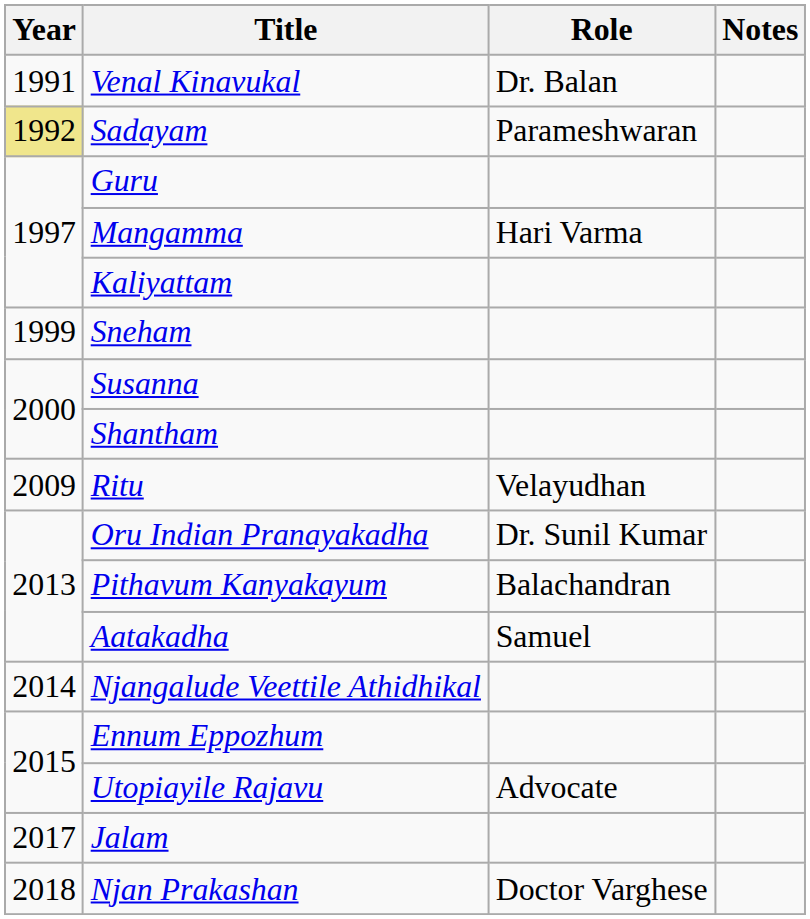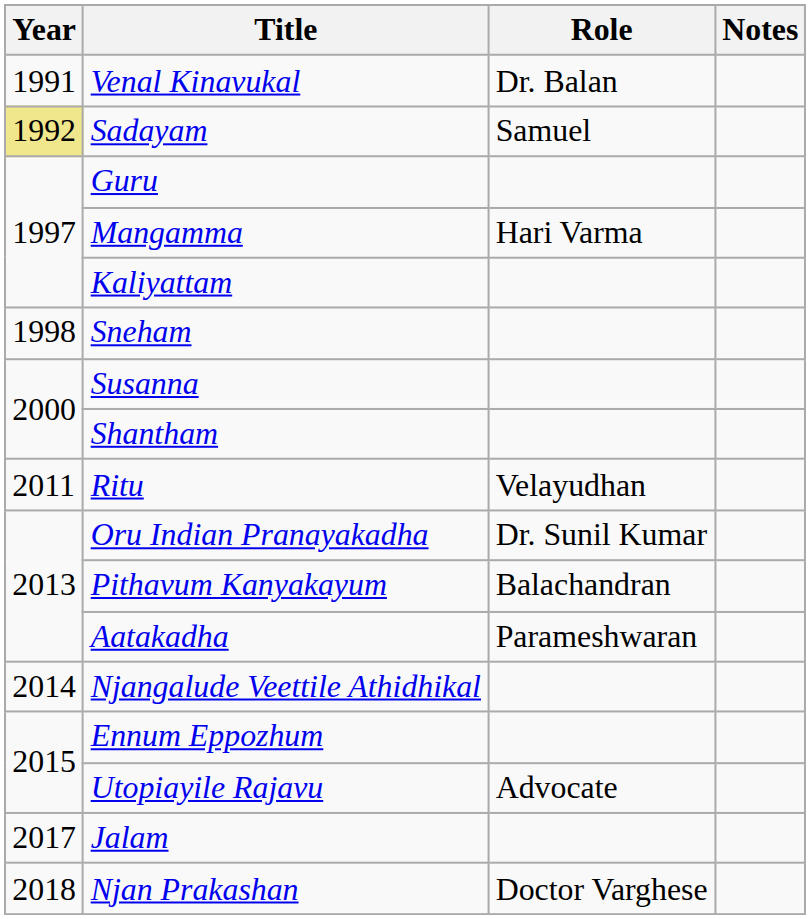(596, 130) Parameshwaran -> (543, 130) Samuel
(44, 332) 1999 -> (44, 332) 1998
(44, 484) 2009 -> (44, 484) 2011
(543, 635) Samuel -> (596, 635) Parameshwaran
